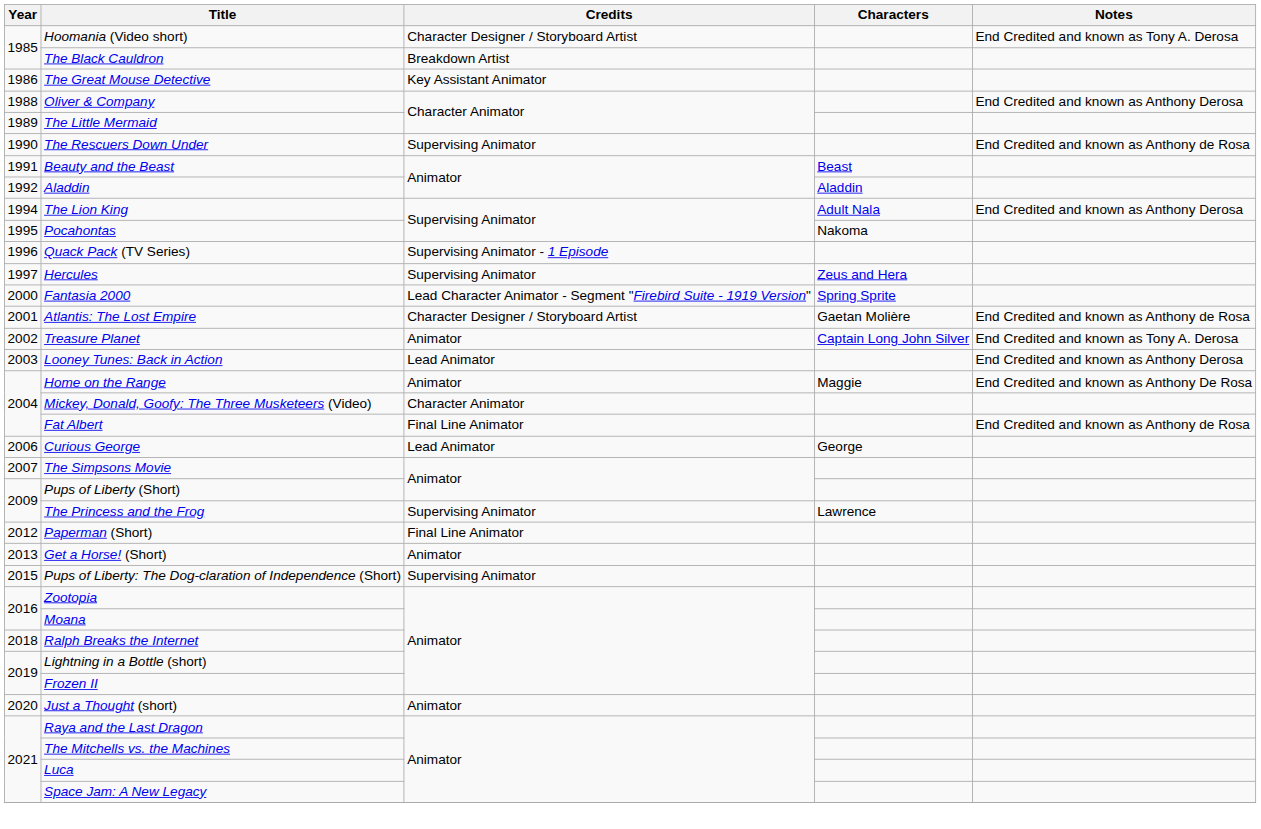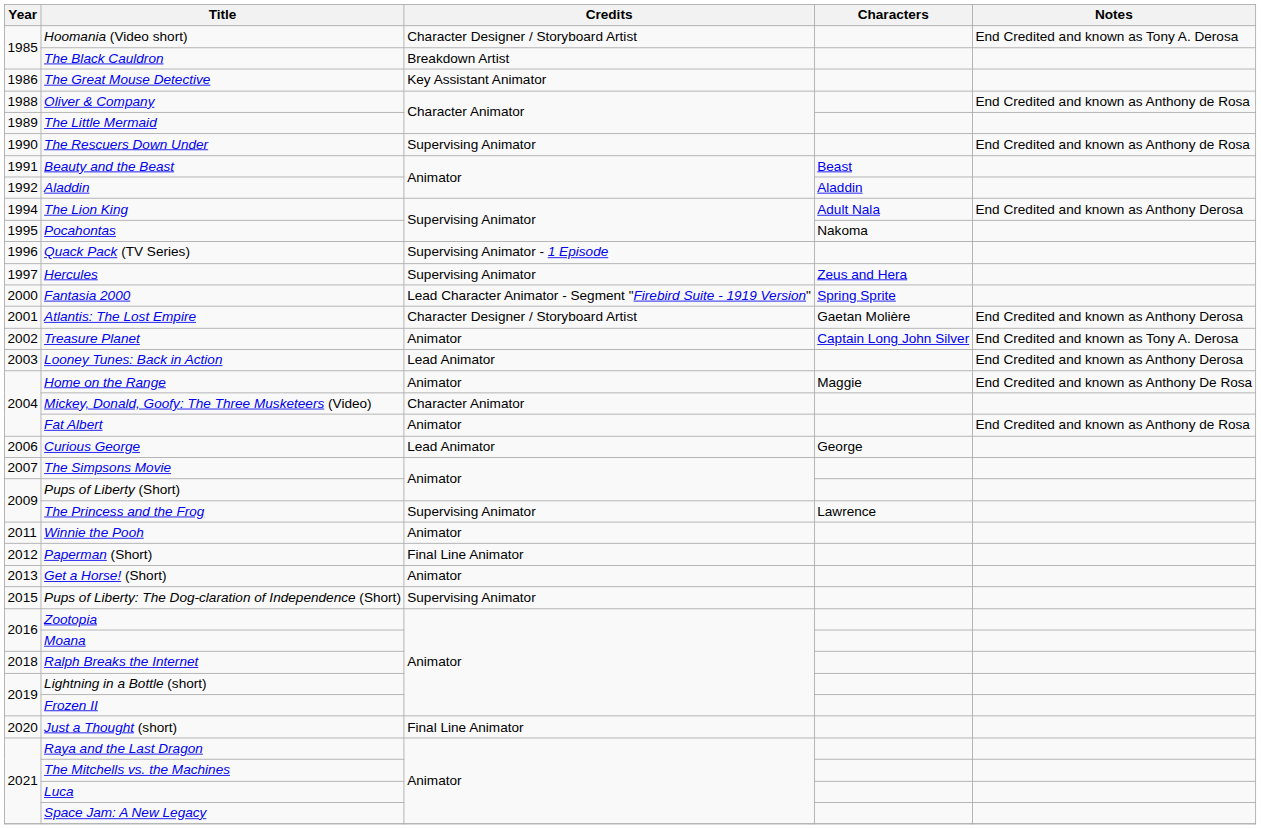(1109, 101) End Credited and known as Anthony Derosa -> (1113, 101) End Credited and known as Anthony de Rosa
(1113, 317) End Credited and known as Anthony de Rosa -> (1109, 317) End Credited and known as Anthony Derosa
(465, 425) Final Line Animator -> (434, 425) Animator
+ row: (94, 532)
(434, 705) Animator -> (465, 727) Final Line Animator
